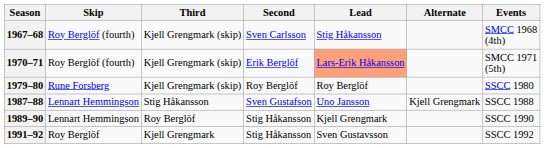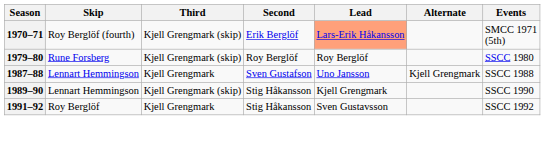- row: (25, 35)
(176, 102) Stig Håkansson -> (179, 73) Kjell Grengmark
(169, 118) Roy Berglöf -> (192, 90) Kjell Grengmark (skip)
